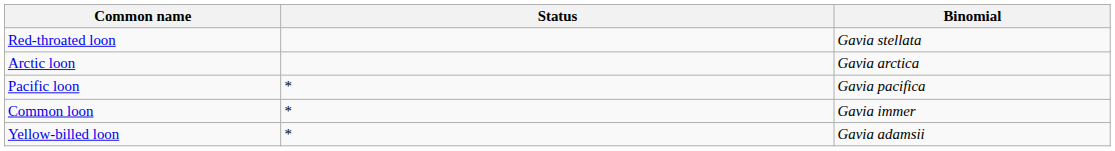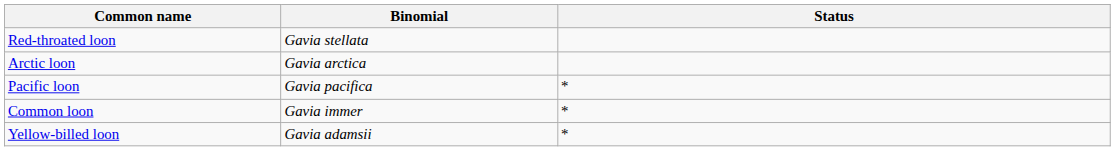columns swapped: (972, 16) <-> (558, 16)
